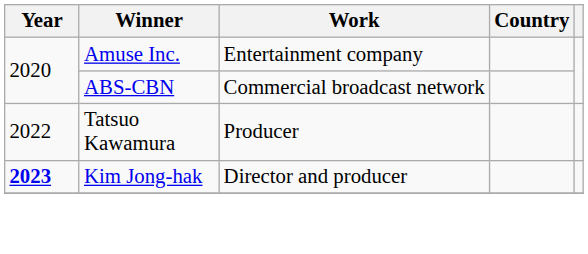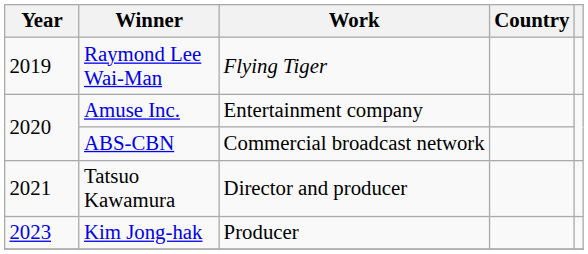+ row: (143, 65)
(30, 131) 2022 -> (30, 188) 2021
(261, 131) Producer -> (315, 188) Director and producer
(30, 176) bold -> (30, 232) normal
(315, 176) Director and producer -> (261, 232) Producer
